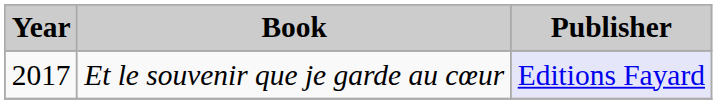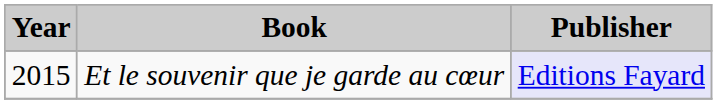(41, 74) 2017 -> (41, 74) 2015
